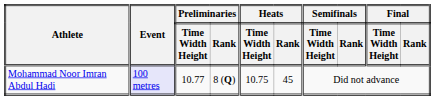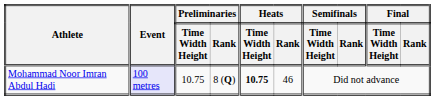(193, 80) 10.77 -> (193, 80) 10.75
(257, 80) normal -> (257, 80) bold
(288, 80) 45 -> (288, 80) 46
